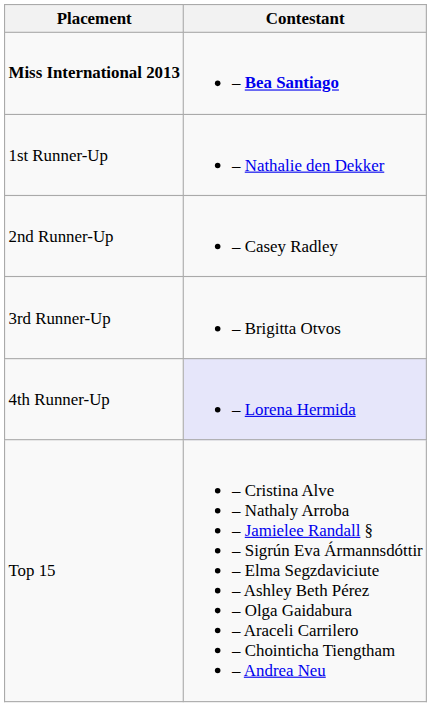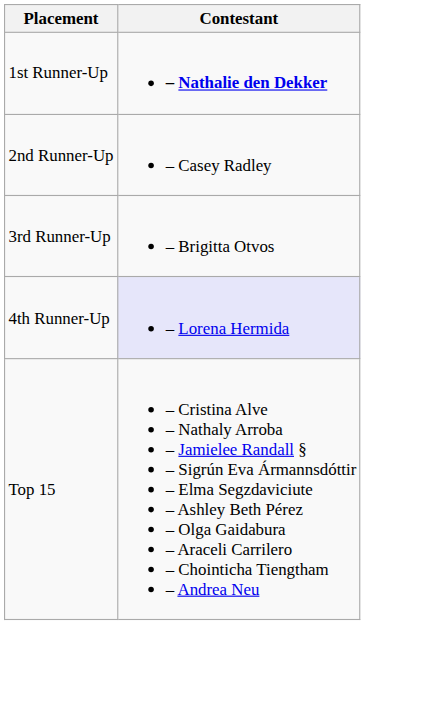- row: (94, 73)
(305, 165) normal -> (239, 83) bold
